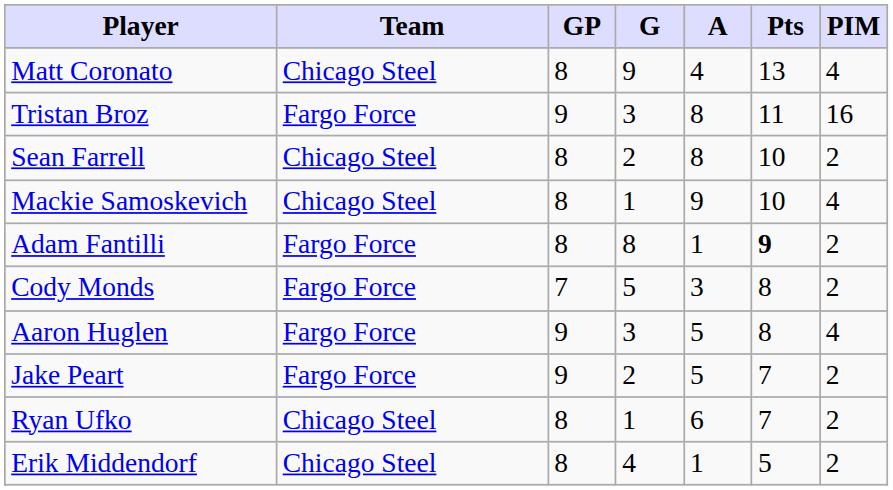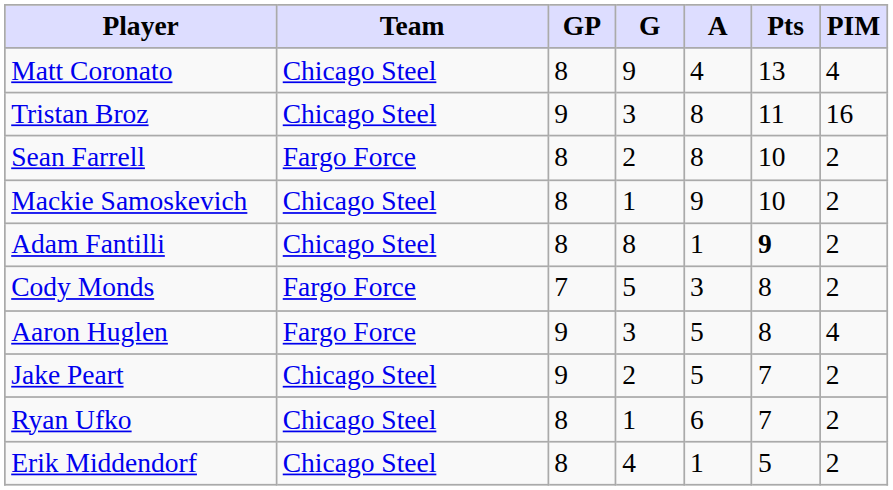(349, 113) Fargo Force -> (360, 113) Chicago Steel
(360, 157) Chicago Steel -> (349, 157) Fargo Force
(833, 200) 4 -> (833, 200) 2
(349, 244) Fargo Force -> (360, 244) Chicago Steel
(349, 375) Fargo Force -> (360, 375) Chicago Steel
